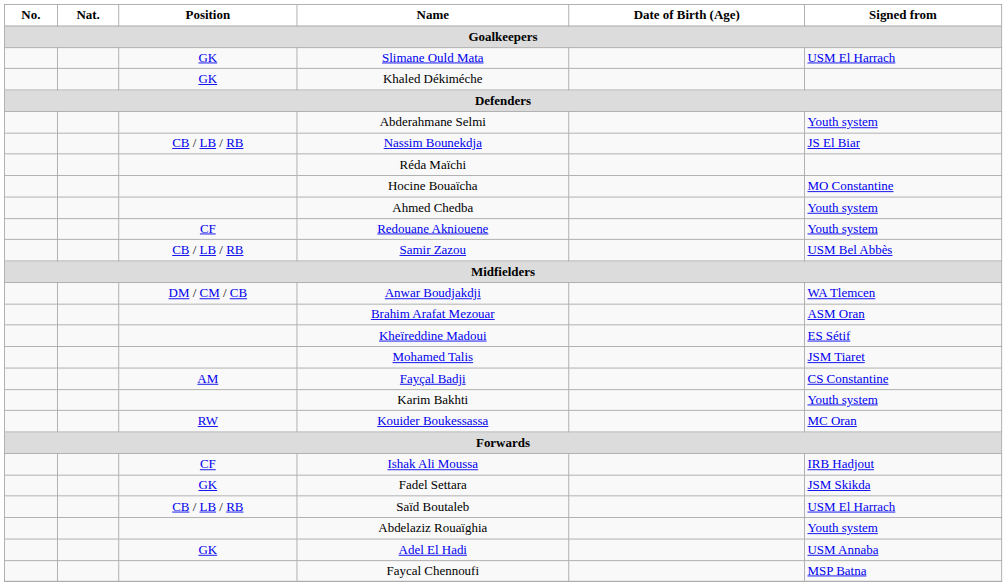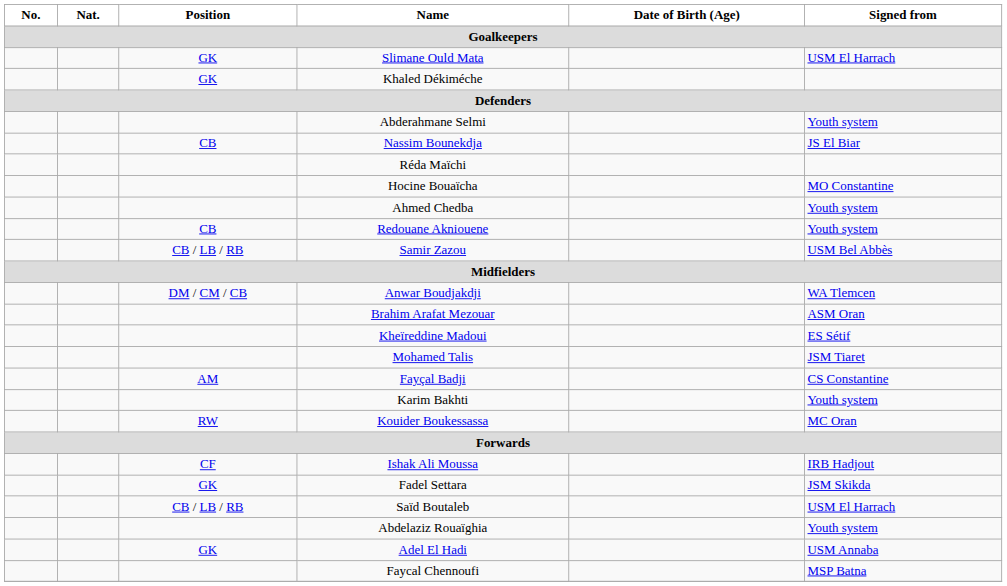(208, 143) CB / LB / RB -> (208, 143) CB
(208, 229) CF -> (208, 229) CB
